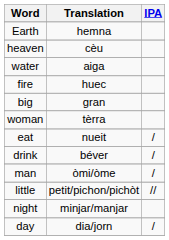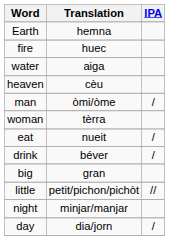rows swapped: (25, 48) <-> (25, 84)
rows swapped: (25, 173) <-> (25, 102)
